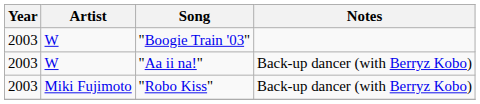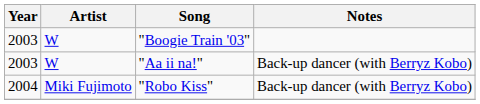(23, 87) 2003 -> (23, 87) 2004
